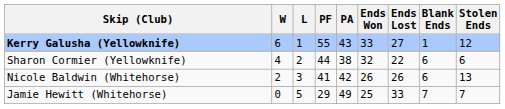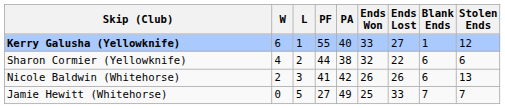(345, 43) 43 -> (345, 43) 40
(324, 95) 29 -> (324, 95) 27
